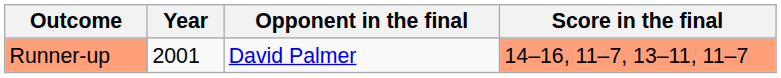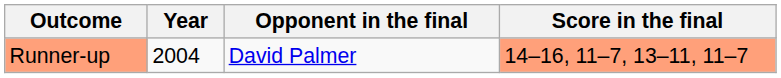(176, 55) 2001 -> (176, 55) 2004
